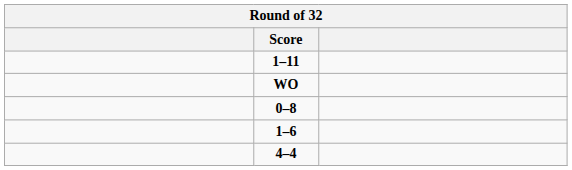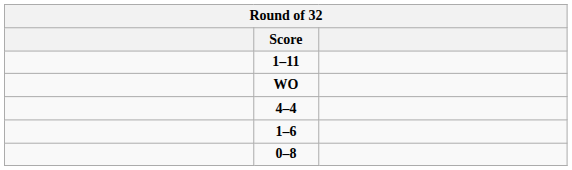rows swapped: (286, 108) <-> (286, 154)
